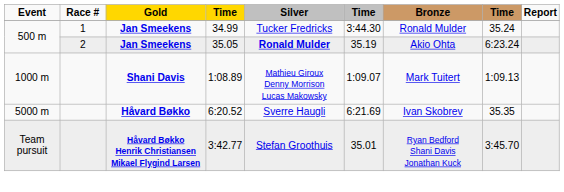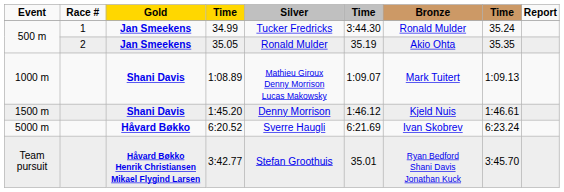(294, 45) bold -> (294, 45) normal
(502, 45) 6:23.24 -> (502, 45) 35.35
+ row: (225, 112)
(502, 112) 35.35 -> (502, 128) 6:23.24
